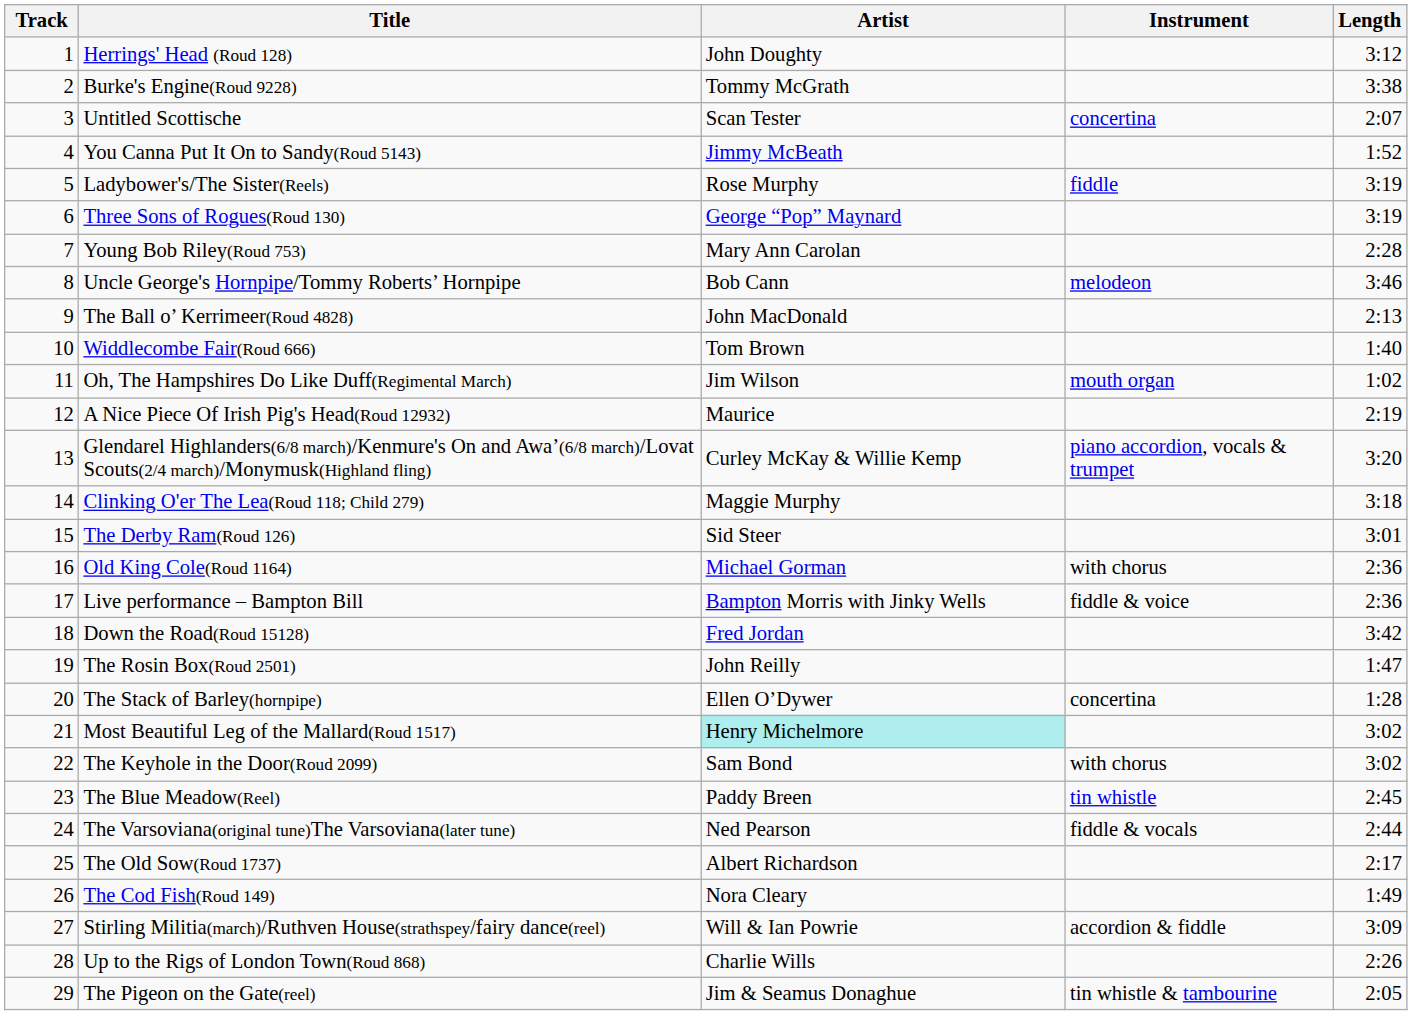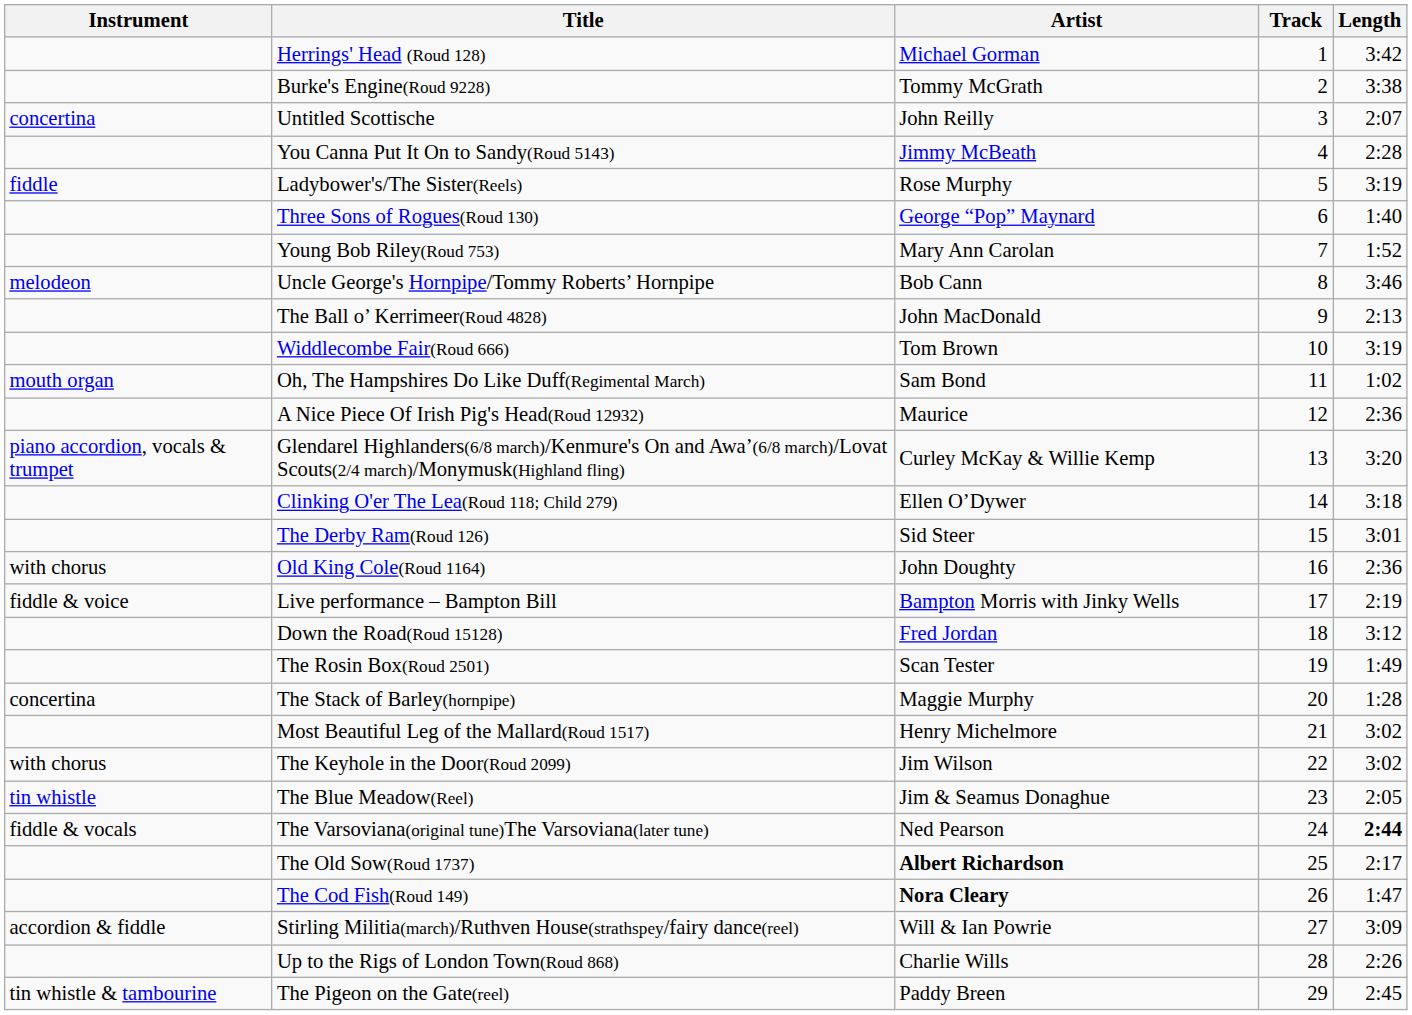columns swapped: (42, 20) <-> (1199, 20)
(764, 53) John Doughty -> (969, 53) Michael Gorman
(1384, 53) 3:12 -> (1384, 53) 3:42
(753, 119) Scan Tester -> (946, 119) John Reilly
(1384, 151) 1:52 -> (1384, 151) 2:28
(1384, 217) 3:19 -> (1384, 217) 1:40
(1384, 250) 2:28 -> (1384, 250) 1:52
(1384, 348) 1:40 -> (1384, 348) 3:19
(752, 380) Jim Wilson -> (942, 380) Sam Bond
(1384, 413) 2:19 -> (1384, 413) 2:36
(773, 502) Maggie Murphy -> (963, 502) Ellen O’Dywer
(776, 567) Michael Gorman -> (957, 567) John Doughty
(1384, 600) 2:36 -> (1384, 600) 2:19
(1384, 633) 3:42 -> (1384, 633) 3:12
(753, 666) John Reilly -> (947, 666) Scan Tester
(1384, 666) 1:47 -> (1384, 666) 1:49
(769, 698) Ellen O’Dywer -> (967, 698) Maggie Murphy
(784, 731) paleturquoise background -> (978, 731) no background
(749, 764) Sam Bond -> (946, 764) Jim Wilson
(759, 796) Paddy Breen -> (1004, 796) Jim & Seamus Donaghue
(1384, 796) 2:45 -> (1384, 796) 2:05
(1384, 829) normal -> (1383, 829) bold
(782, 862) normal -> (981, 862) bold
(756, 895) normal -> (954, 895) bold
(1384, 895) 1:49 -> (1384, 895) 1:47
(811, 993) Jim & Seamus Donaghue -> (952, 993) Paddy Breen
(1384, 993) 2:05 -> (1384, 993) 2:45
